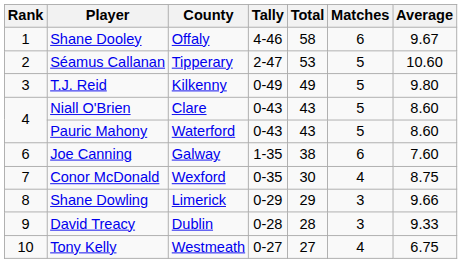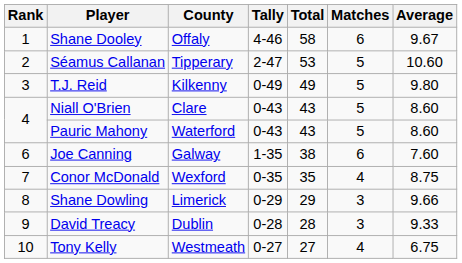(308, 177) 30 -> (308, 177) 35
